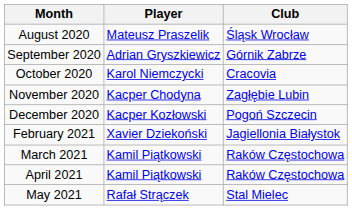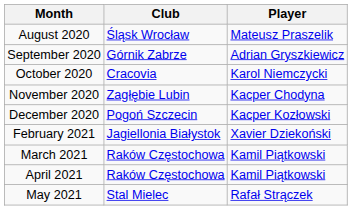columns swapped: (163, 14) <-> (285, 14)
